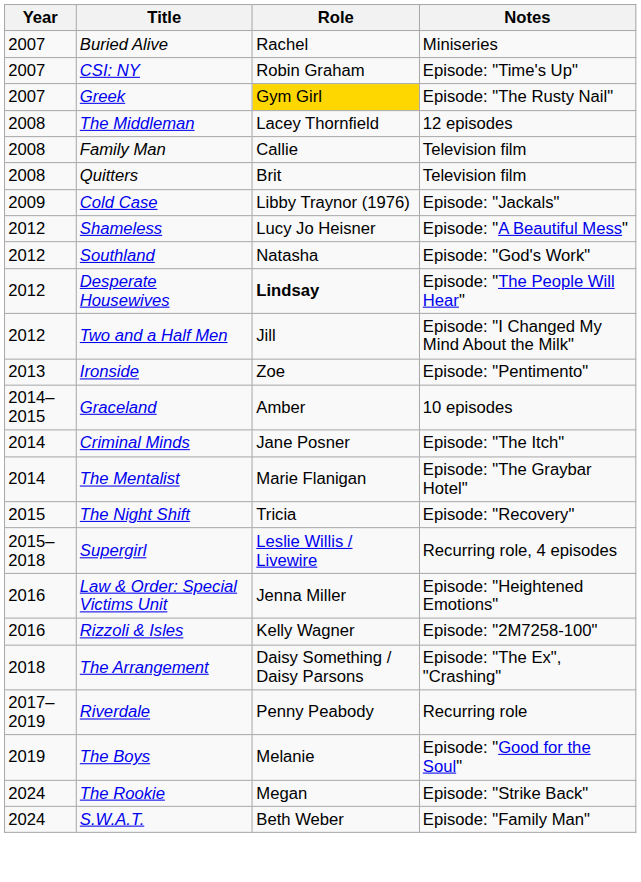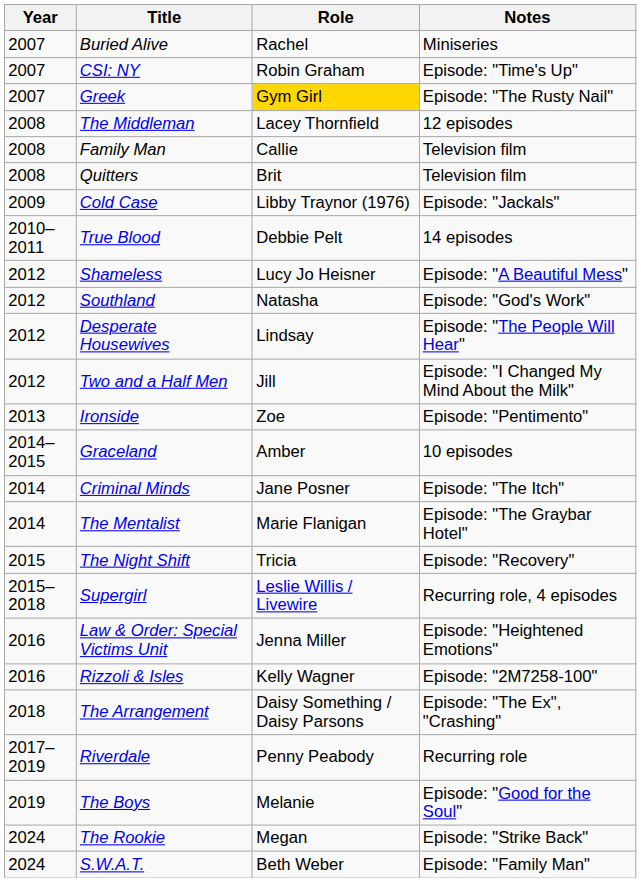+ row: (120, 238)
(288, 290) bold -> (285, 336) normal
